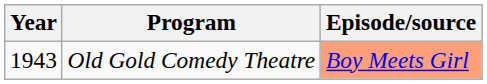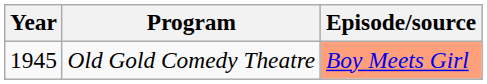(33, 60) 1943 -> (33, 60) 1945
